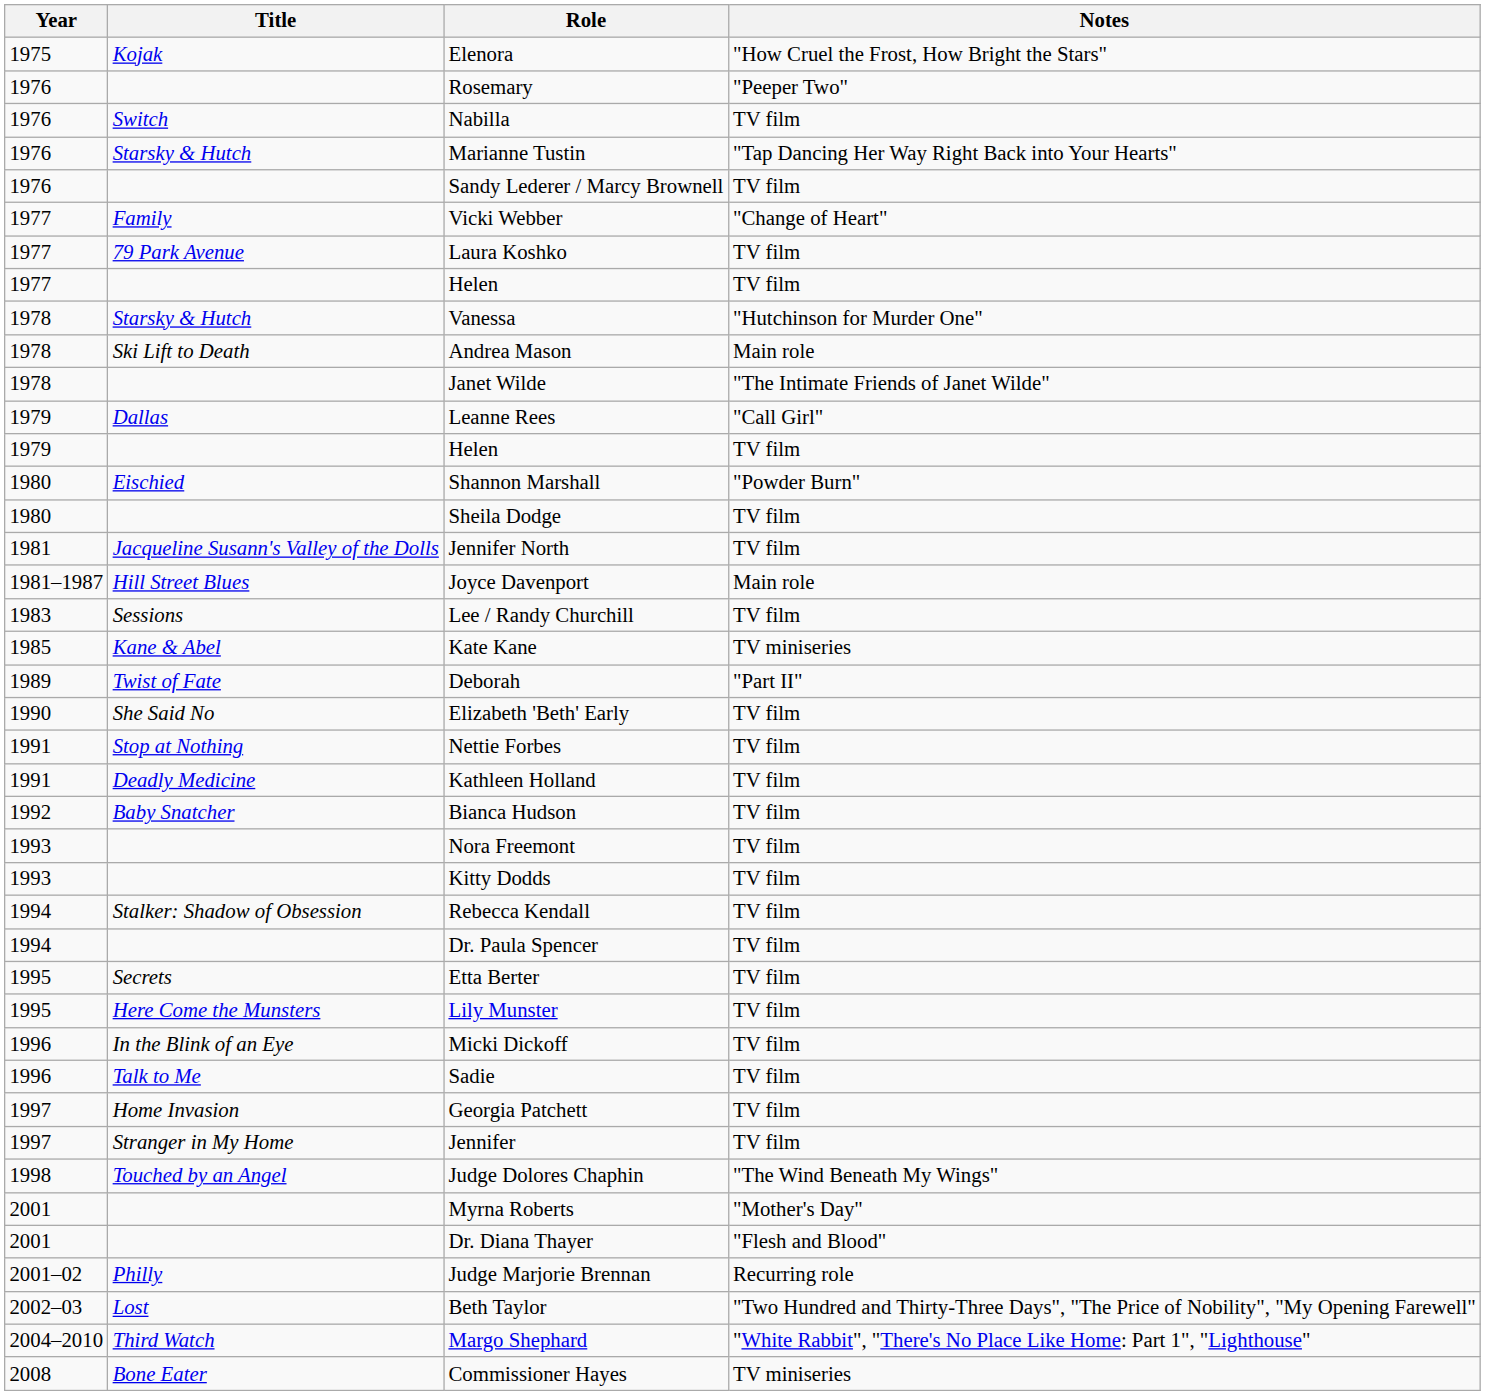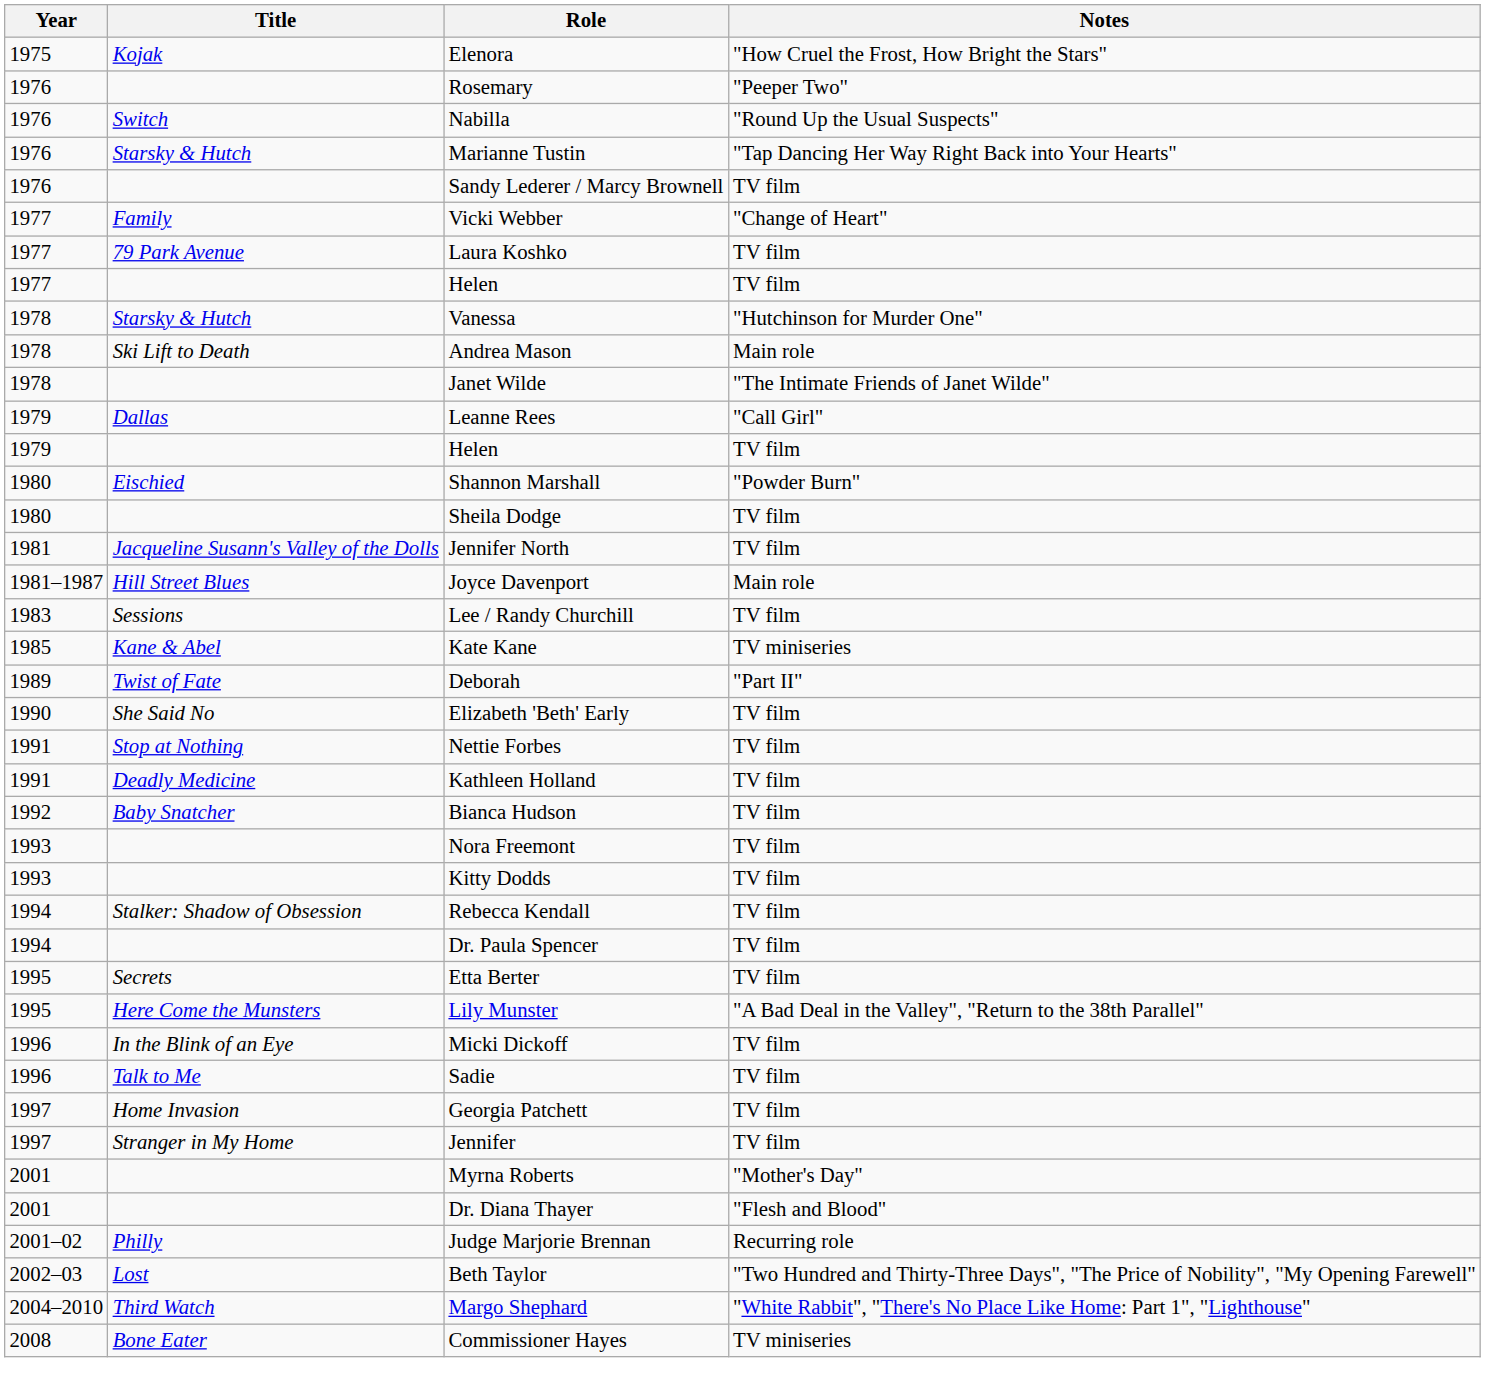(767, 119) TV film -> (866, 119) "Round Up the Usual Suspects"
(767, 1010) TV film -> (968, 1010) "A Bad Deal in the Valley", "Return to the 38th Parallel"
- row: (30, 1175)
